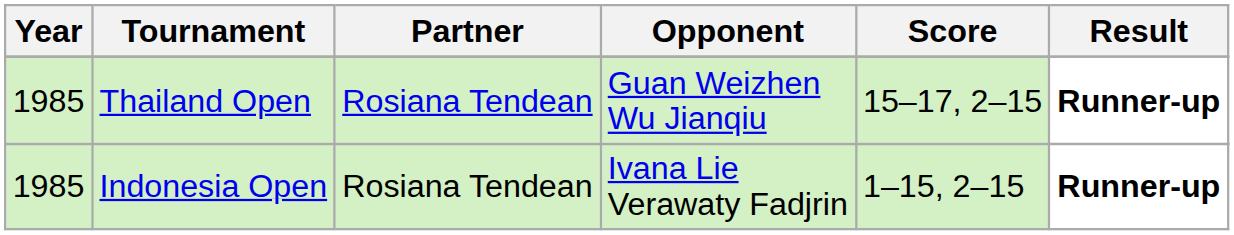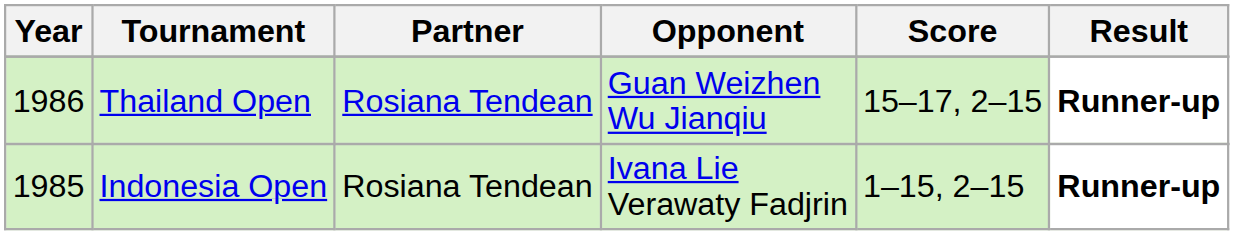(49, 100) 1985 -> (49, 100) 1986
